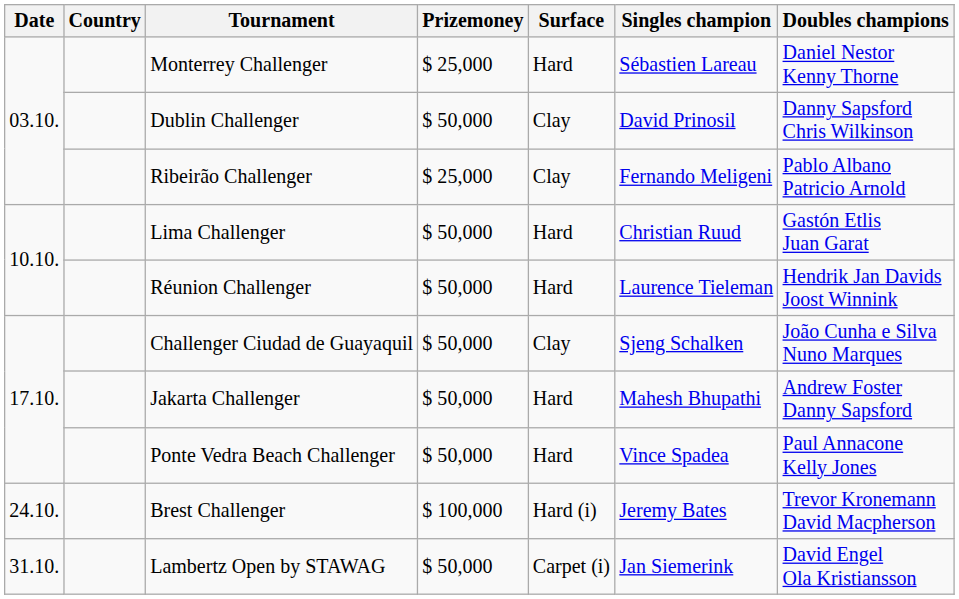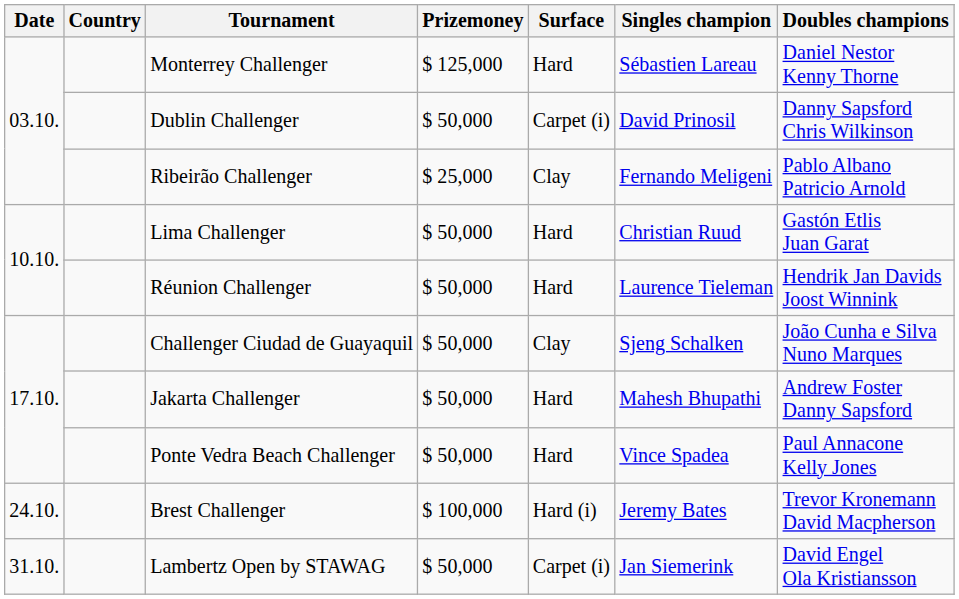(457, 64) $ 25,000 -> (462, 64) $ 125,000
(552, 120) Clay -> (571, 120) Carpet (i)
